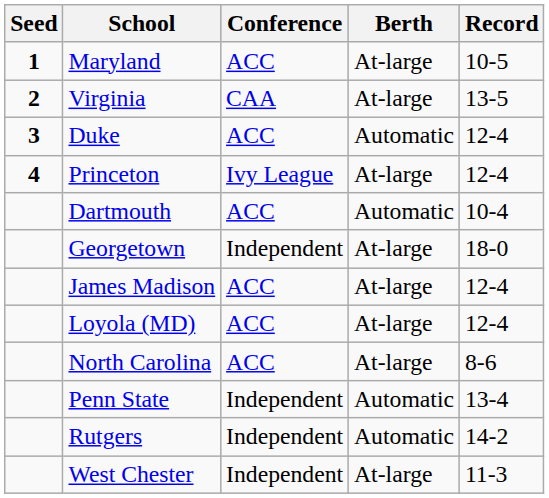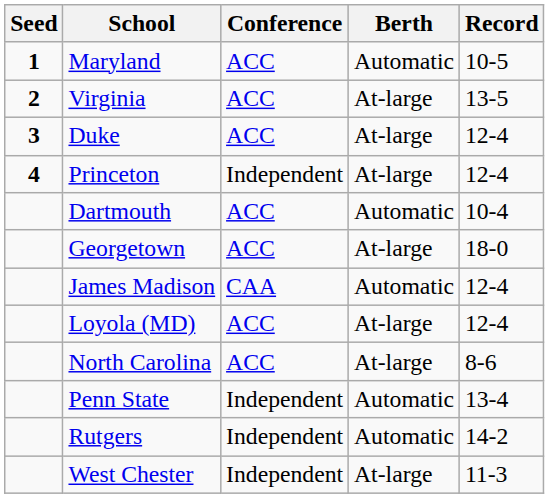(393, 60) At-large -> (404, 60) Automatic
(251, 98) CAA -> (250, 98) ACC
(404, 135) Automatic -> (393, 135) At-large
(280, 173) Ivy League -> (285, 173) Independent
(285, 248) Independent -> (250, 248) ACC
(250, 286) ACC -> (251, 286) CAA
(393, 286) At-large -> (404, 286) Automatic
